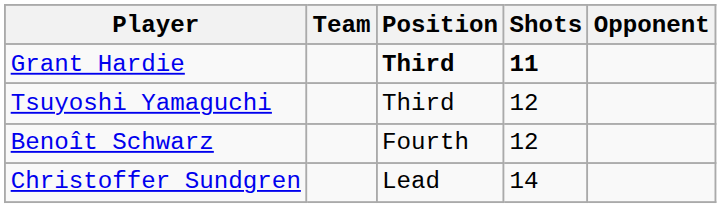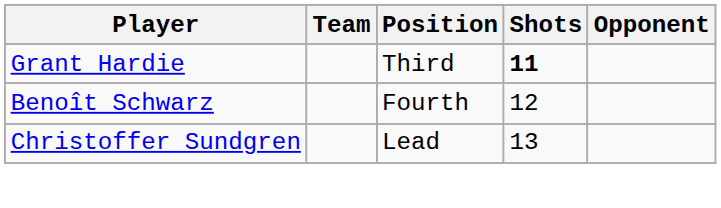(418, 64) bold -> (418, 64) normal
- row: (141, 103)
(524, 182) 14 -> (524, 143) 13
